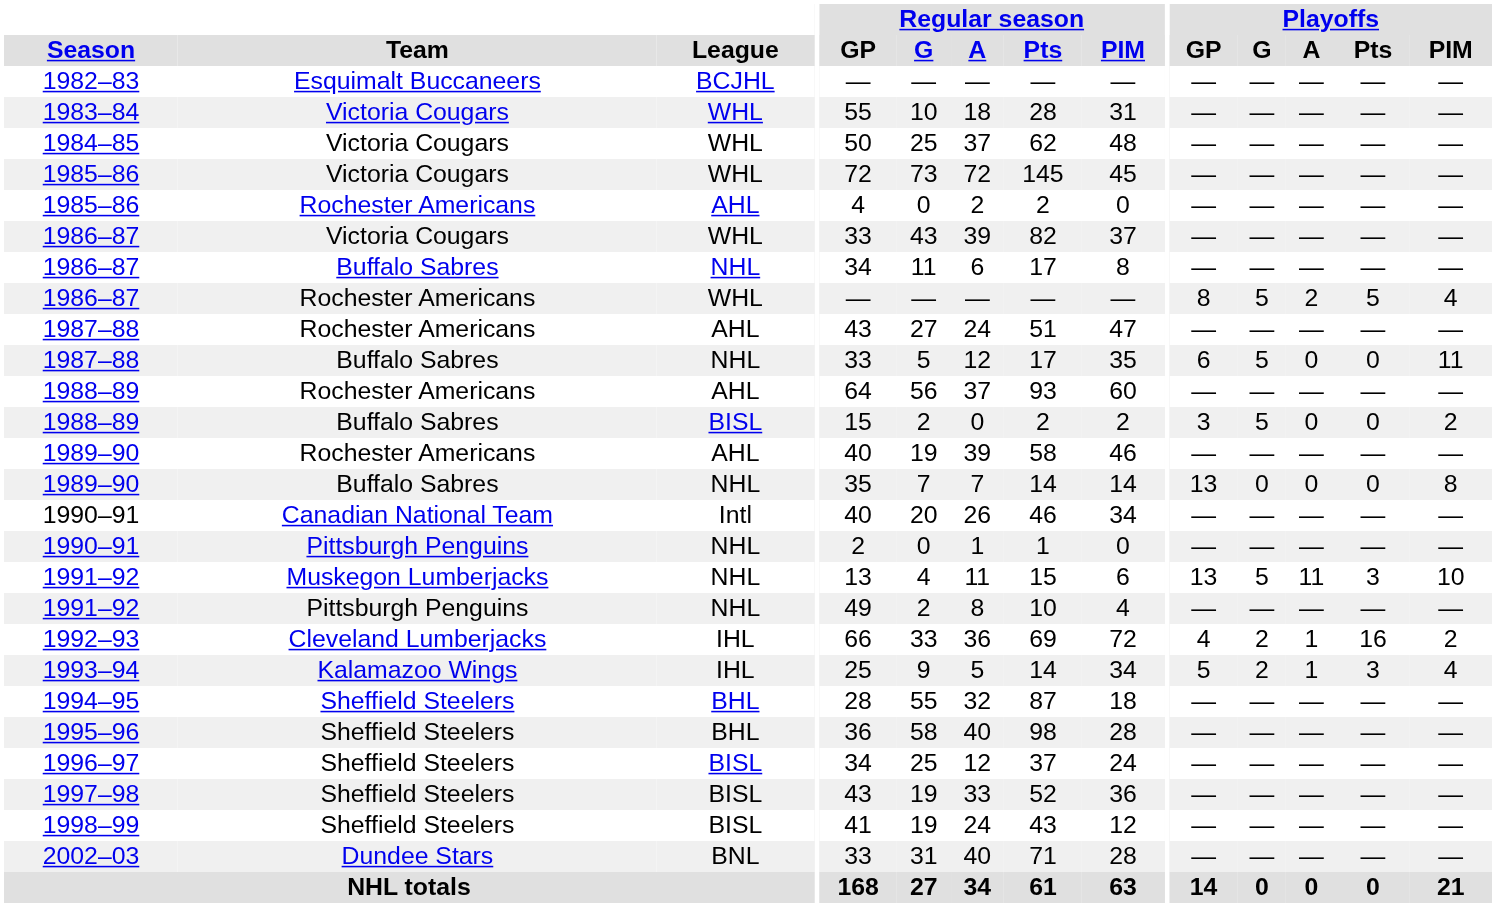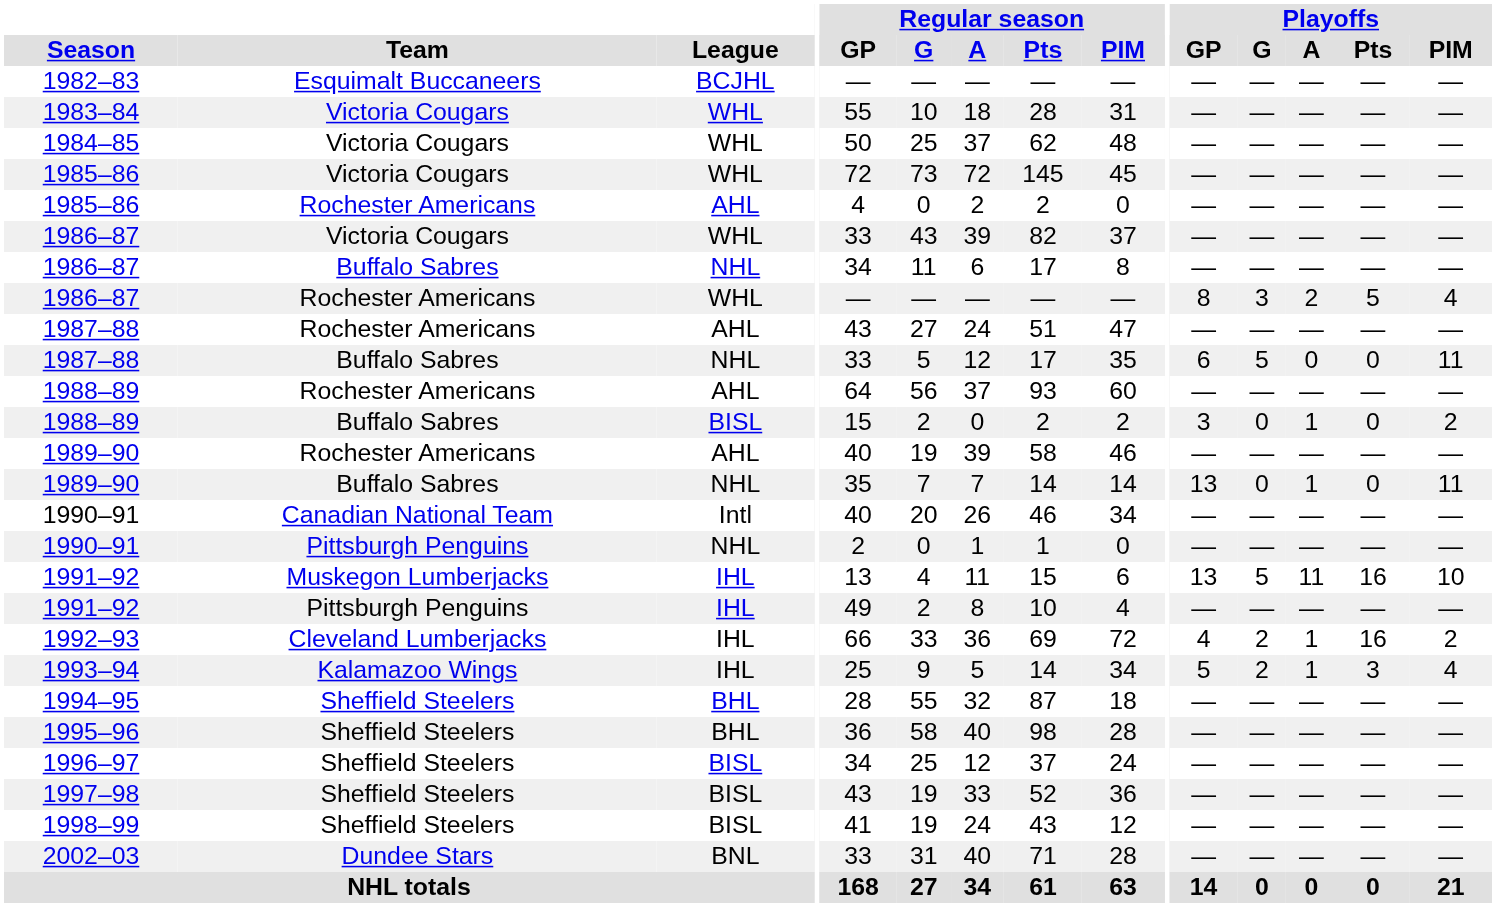(1262, 298) 5 -> (1262, 298) 3
(1262, 422) 5 -> (1262, 422) 0
(1311, 422) 0 -> (1311, 422) 1
(1311, 484) 0 -> (1311, 484) 1
(1451, 484) 8 -> (1451, 484) 11
(735, 577) NHL -> (735, 577) IHL
(1373, 577) 3 -> (1373, 577) 16
(735, 608) NHL -> (735, 608) IHL
